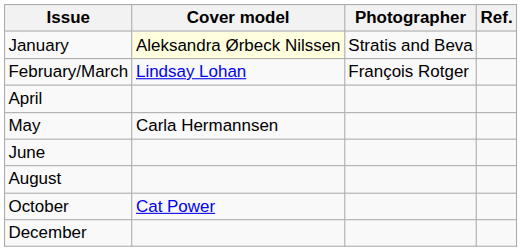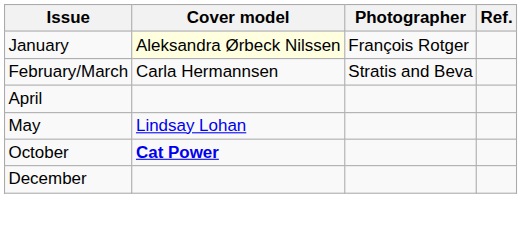(411, 44) Stratis and Beva -> (409, 44) François Rotger
(191, 71) Lindsay Lohan -> (207, 71) Carla Hermannsen
(409, 71) François Rotger -> (411, 71) Stratis and Beva
(207, 125) Carla Hermannsen -> (191, 125) Lindsay Lohan
- row: (27, 152)
- row: (35, 179)
(176, 206) normal -> (177, 152) bold
